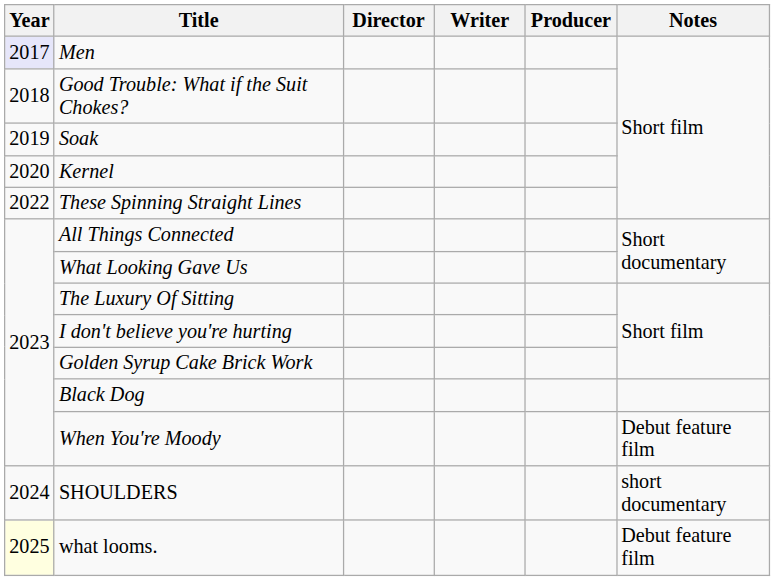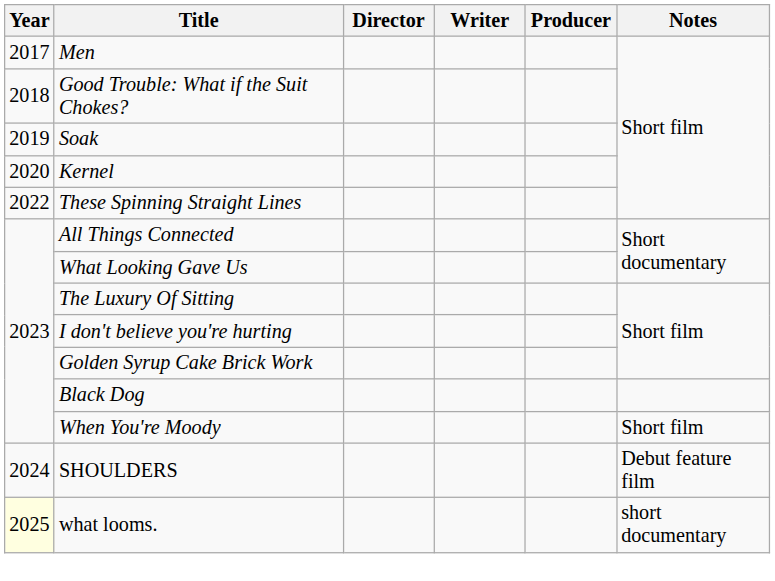(29, 52) lavender background -> (29, 52) no background
(676, 438) Debut feature film -> (662, 426) Short film
(674, 492) short documentary -> (676, 470) Debut feature film
(676, 547) Debut feature film -> (674, 524) short documentary
